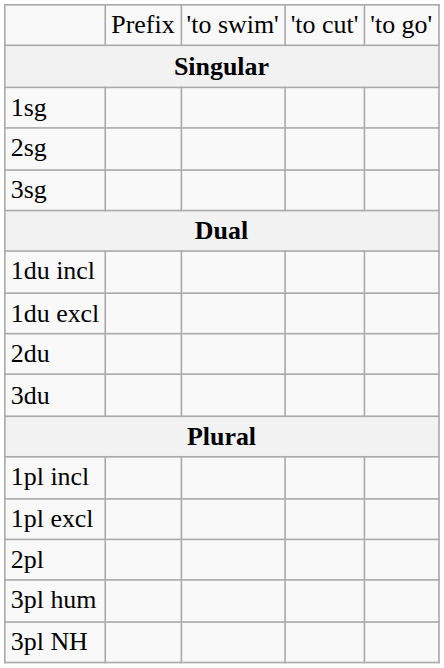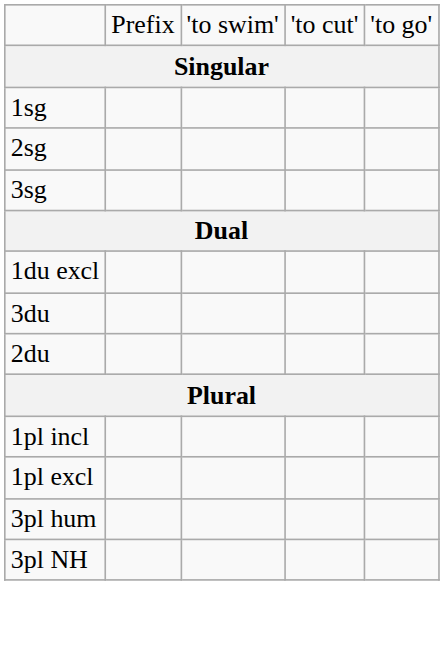- row: (53, 271)
rows swapped: (30, 353) <-> (30, 395)
- row: (27, 559)
